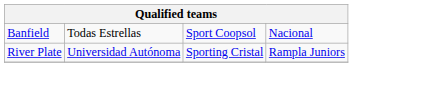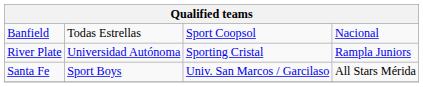+ row: (28, 71)
